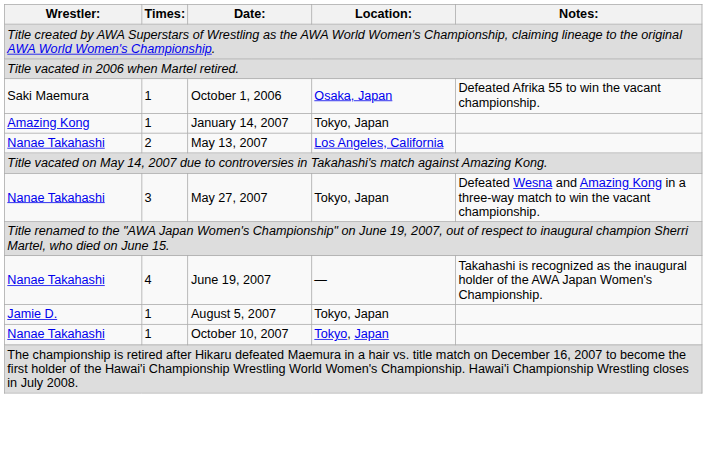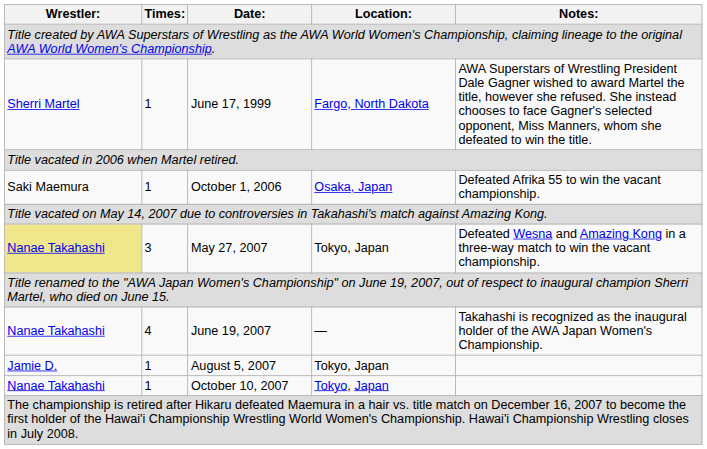+ row: (231, 104)
- row: (240, 123)
- row: (229, 143)
(56, 197) no background -> (56, 248) khaki background
